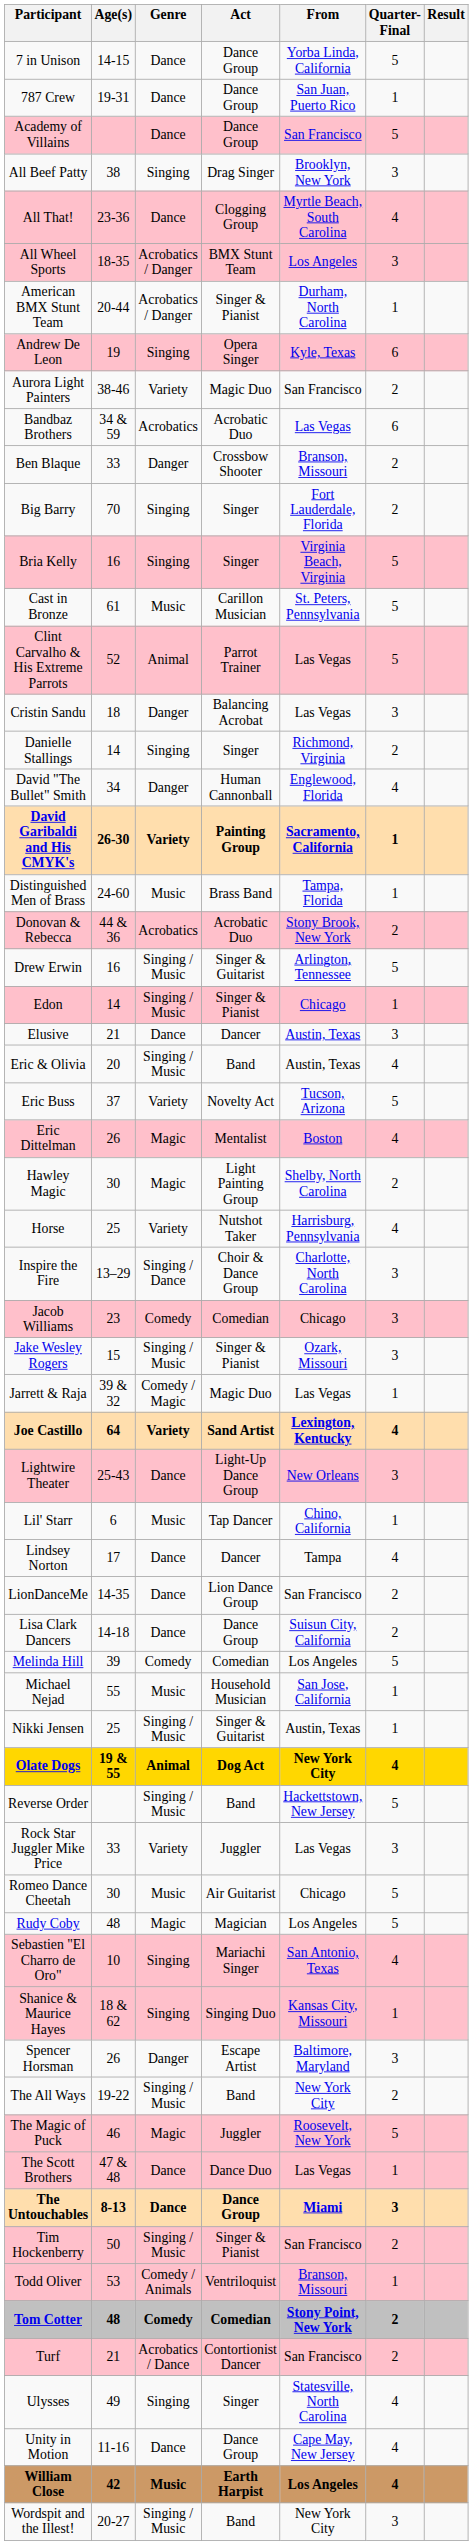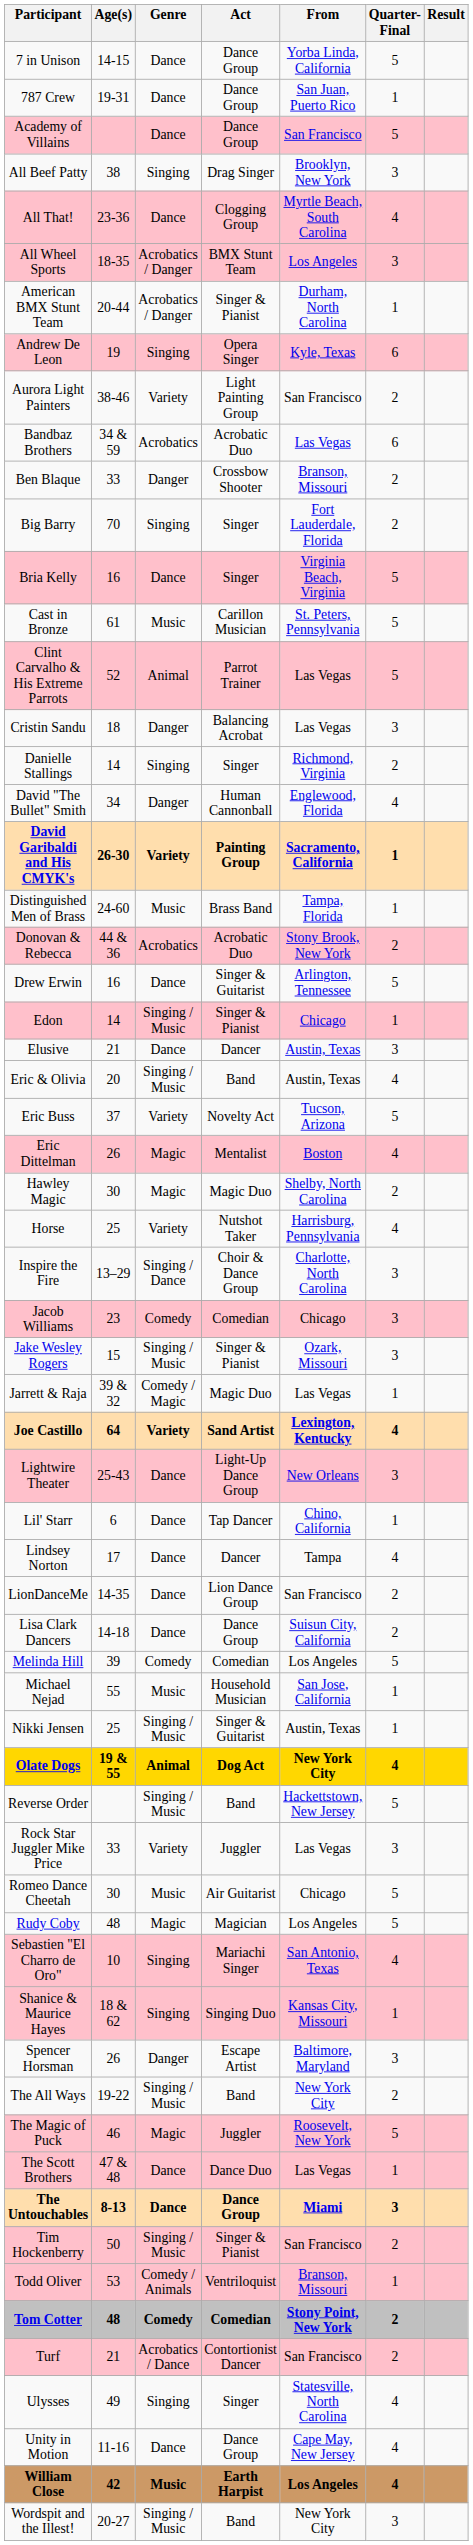(241, 389) Magic Duo -> (241, 397) Light Painting Group
(168, 562) Singing -> (168, 577) Dance
(168, 967) Singing / Music -> (168, 983) Dance
(241, 1183) Light Painting Group -> (241, 1191) Magic Duo
(168, 1520) Music -> (168, 1520) Dance
